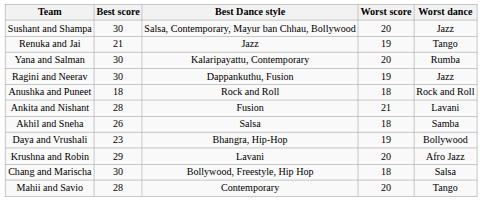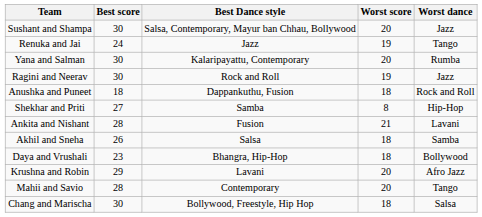(118, 44) 21 -> (118, 44) 24
(250, 76) Dappankuthu, Fusion -> (250, 76) Rock and Roll
(250, 92) Rock and Roll -> (250, 92) Dappankuthu, Fusion
+ row: (50, 108)
(386, 140) 19 -> (386, 156) 18
rows swapped: (50, 188) <-> (50, 172)
